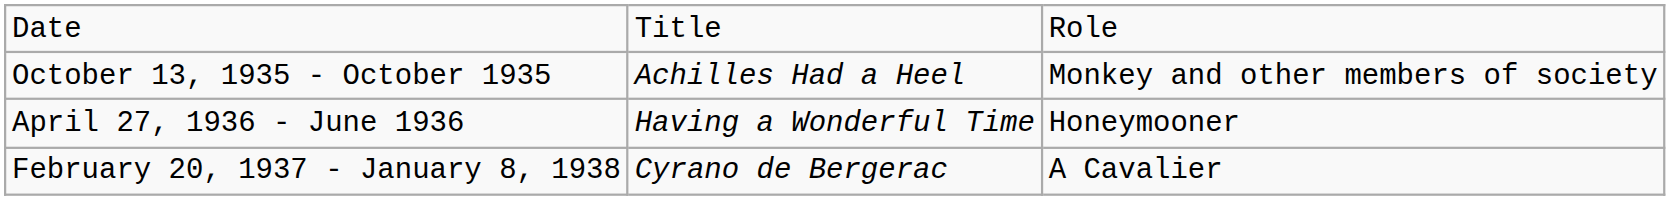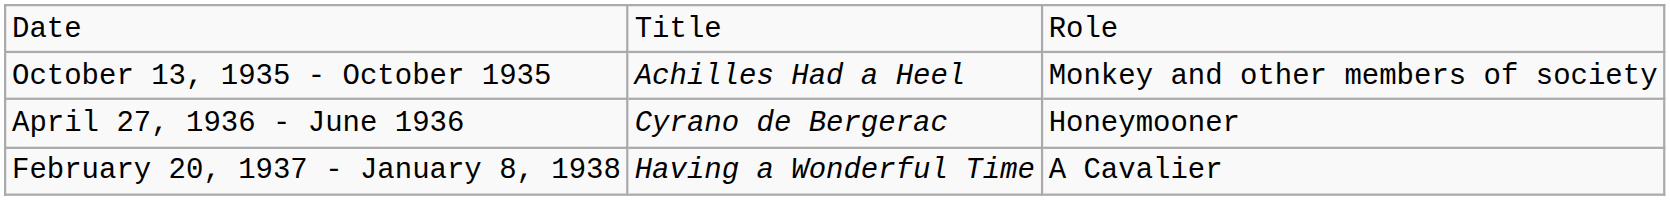(835, 123) Having a Wonderful Time -> (791, 123) Cyrano de Bergerac
(791, 170) Cyrano de Bergerac -> (835, 170) Having a Wonderful Time
